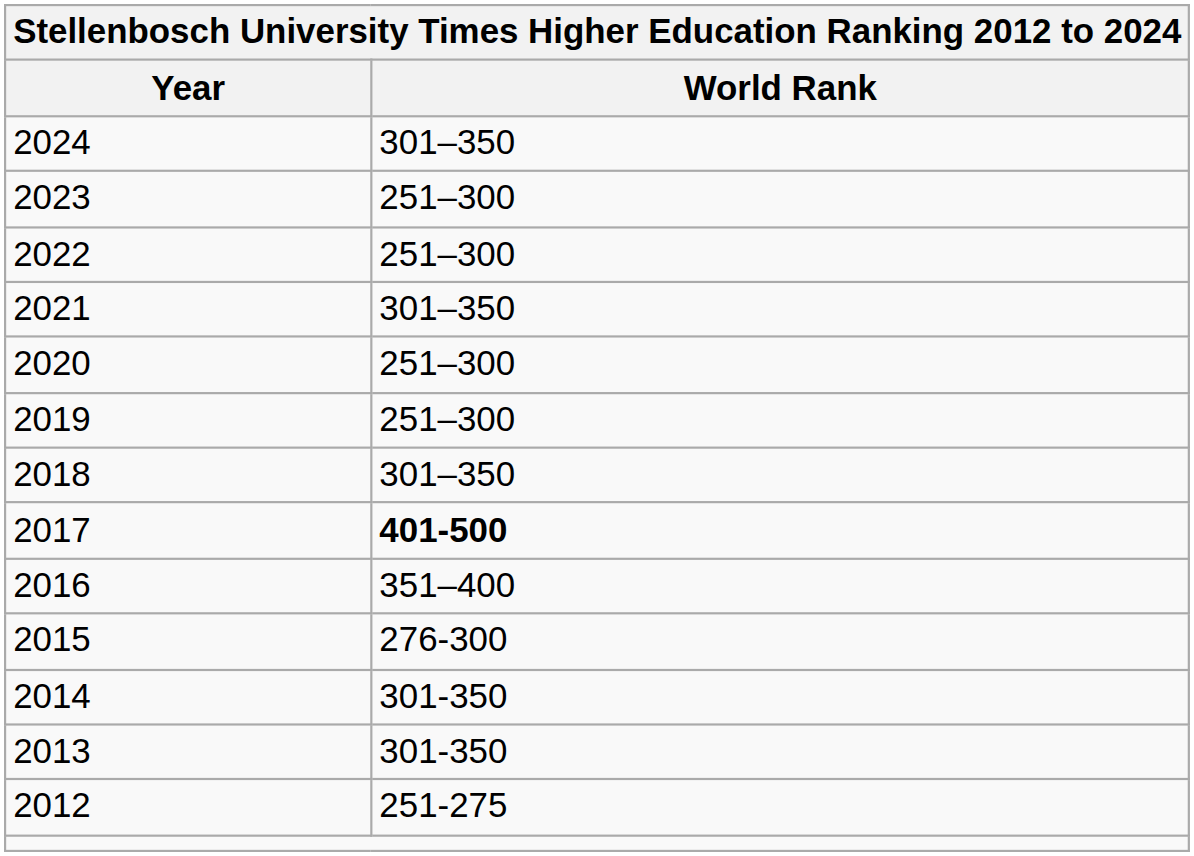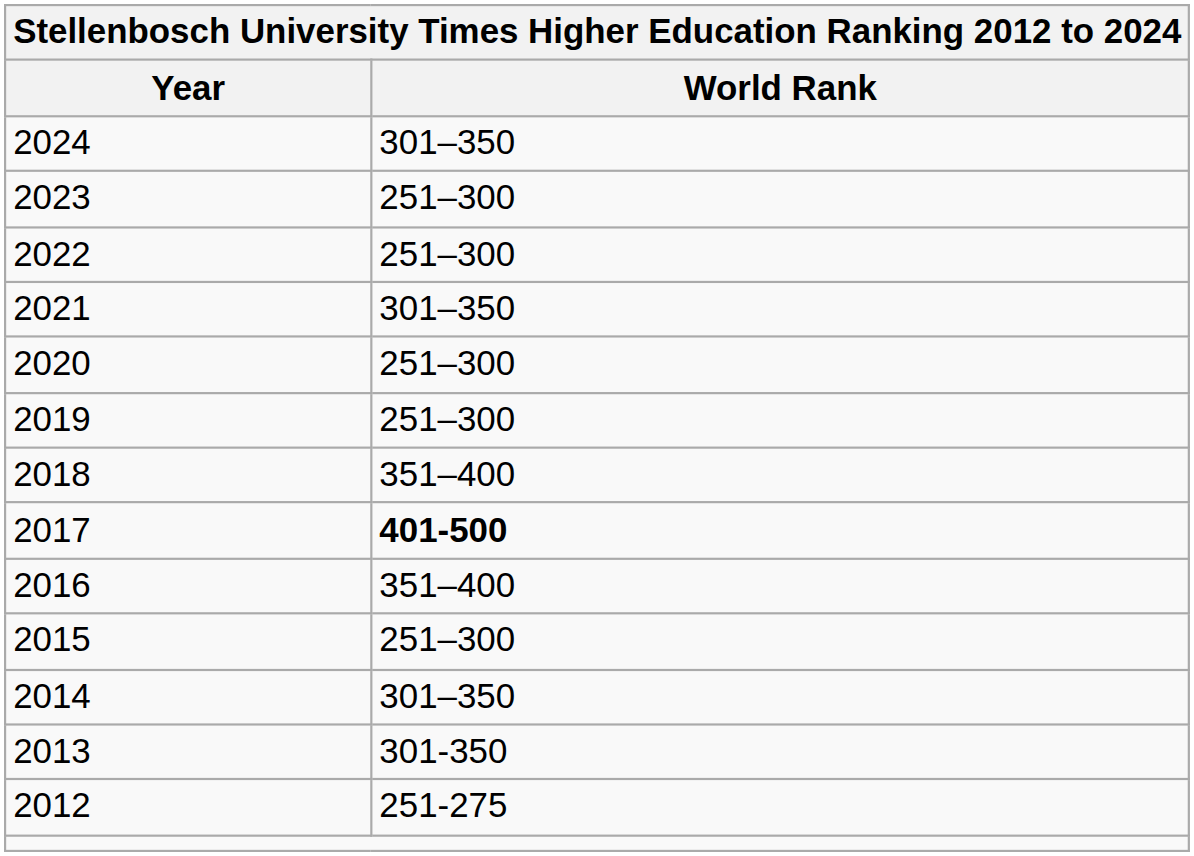(447, 474) 301–350 -> (447, 474) 351–400
(443, 640) 276-300 -> (447, 640) 251–300
(443, 695) 301-350 -> (447, 695) 301–350
